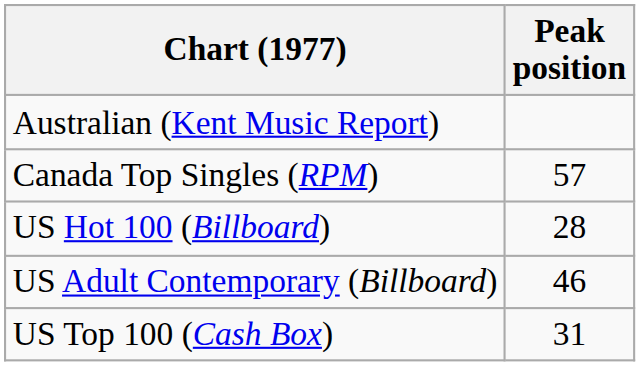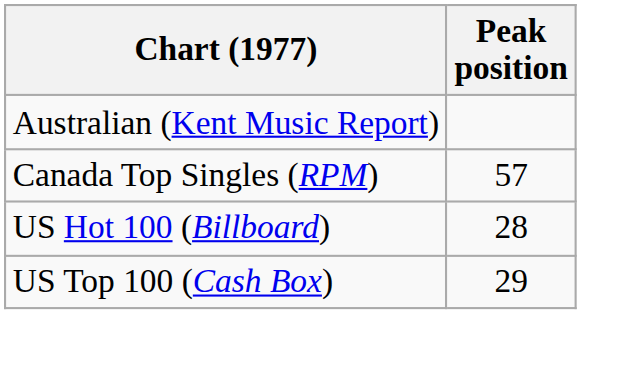- row: (255, 280)
(569, 333) 31 -> (511, 280) 29
